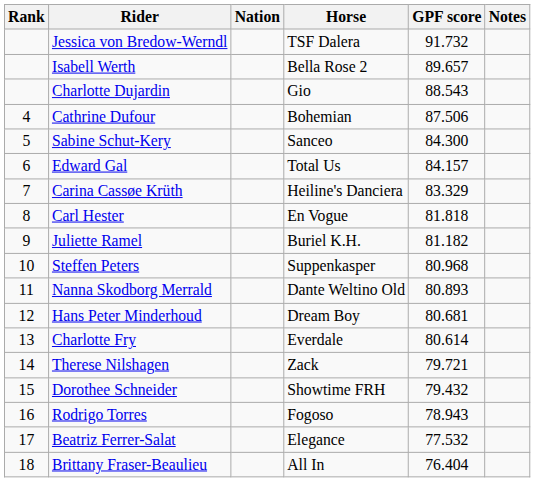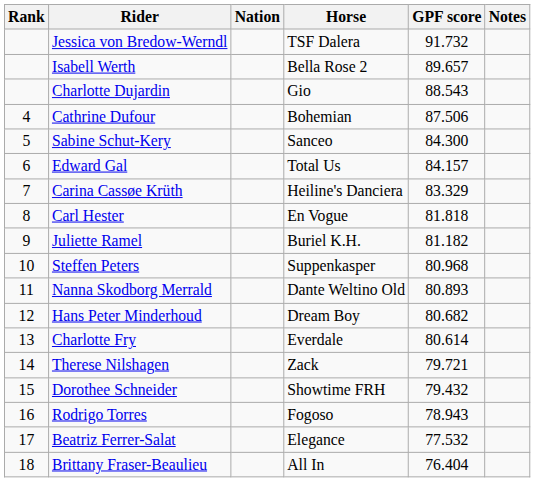(447, 315) 80.681 -> (447, 315) 80.682
